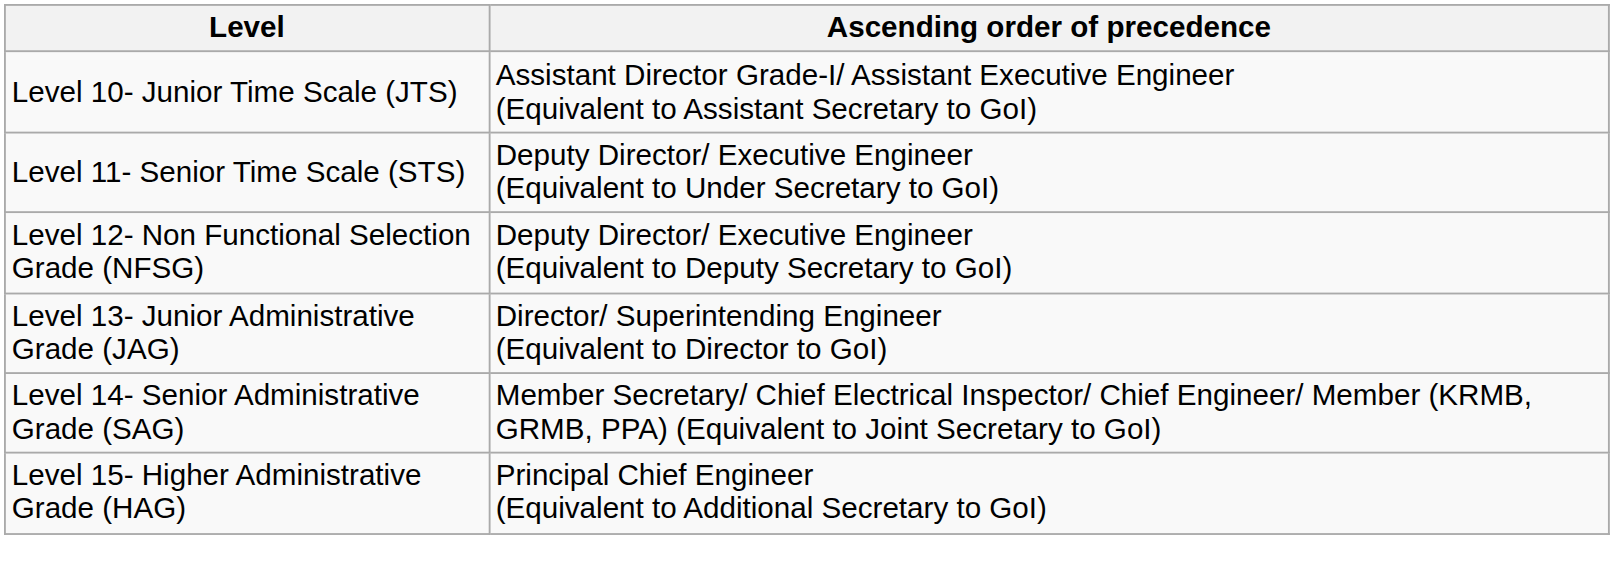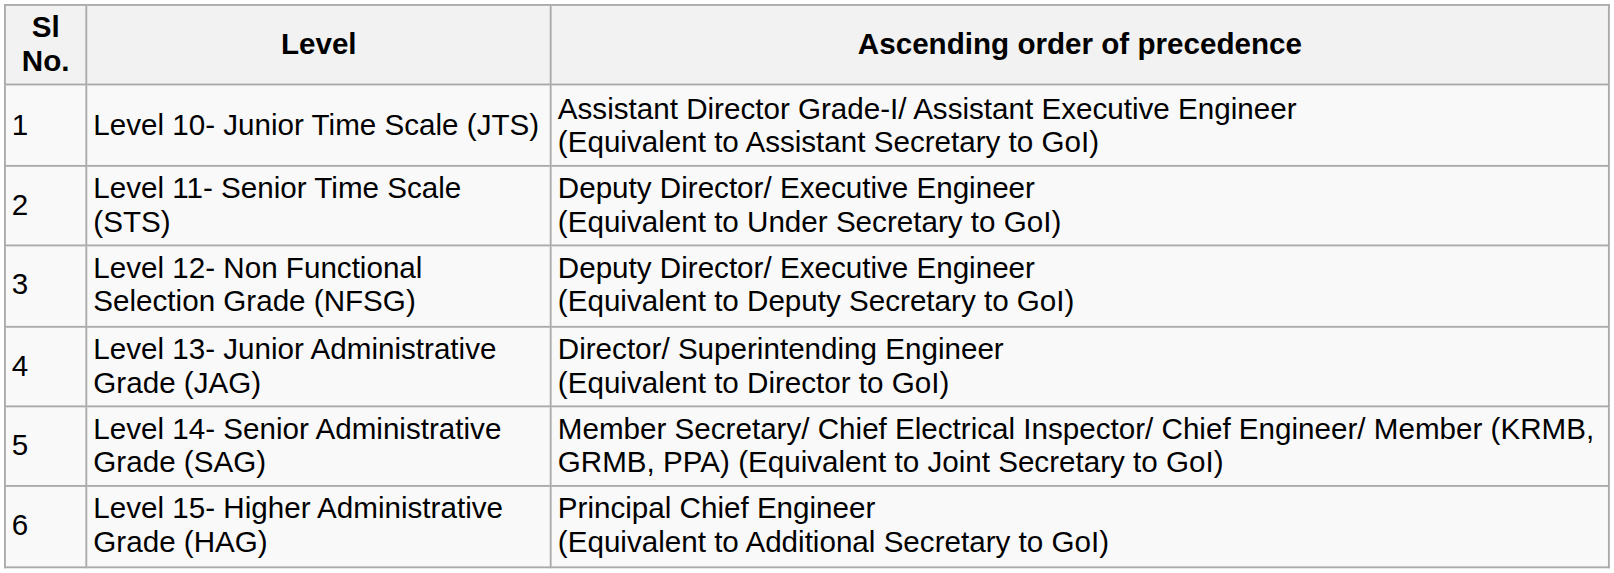+ column: (46, 44)
